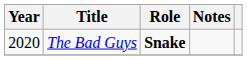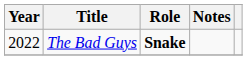(24, 42) 2020 -> (24, 42) 2022
